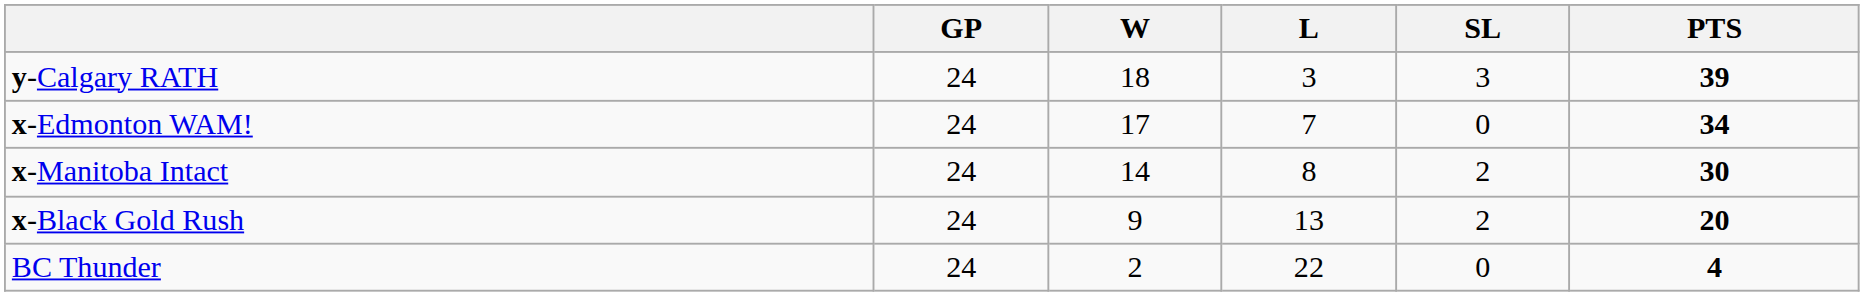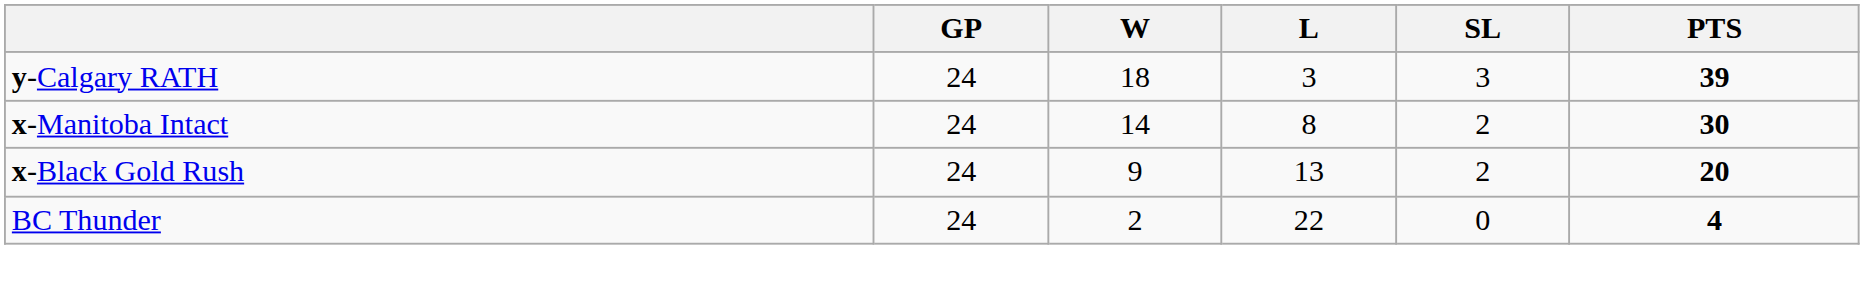- row: (132, 123)
